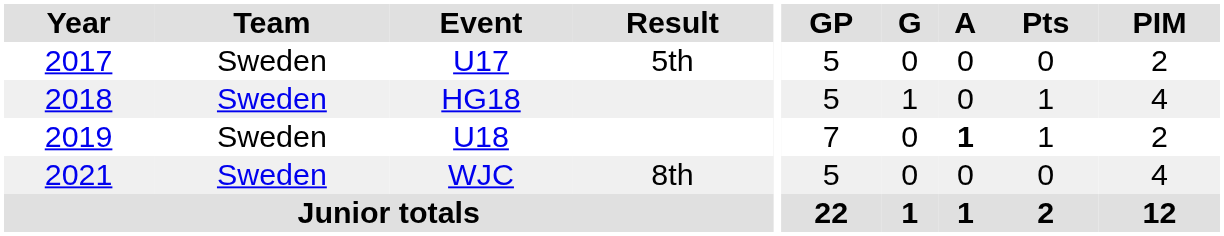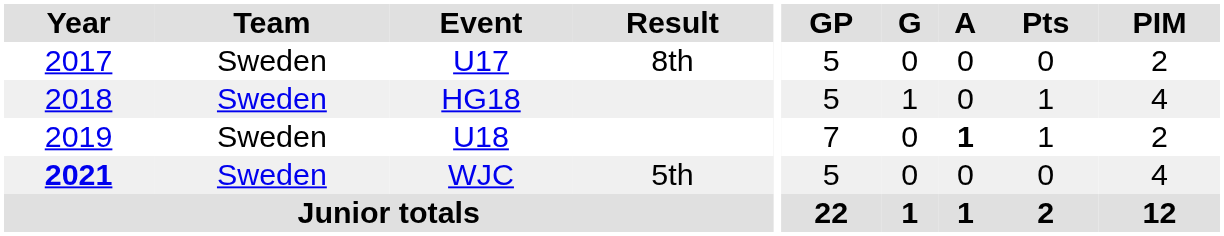(672, 60) 5th -> (672, 60) 8th
(79, 174) normal -> (79, 174) bold
(672, 174) 8th -> (672, 174) 5th
